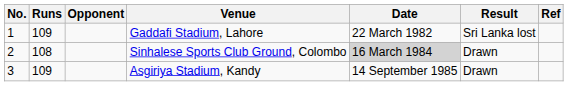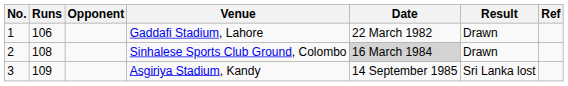(42, 33) 109 -> (42, 33) 106
(499, 33) Sri Lanka lost -> (480, 33) Drawn
(480, 71) Drawn -> (499, 71) Sri Lanka lost
